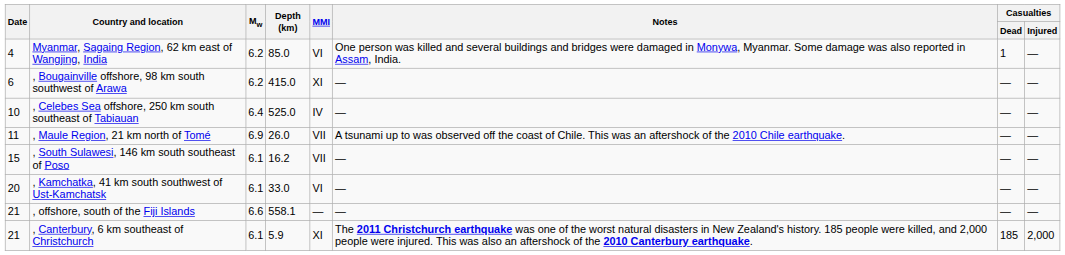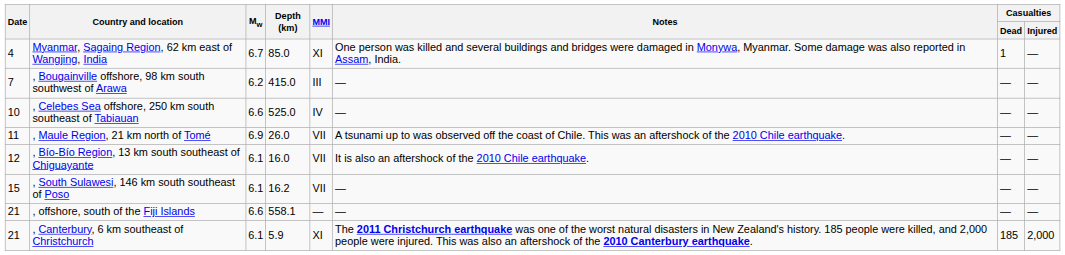(256, 53) 6.2 -> (256, 53) 6.7
(318, 53) VI -> (318, 53) XI
(11, 83) 6 -> (11, 83) 7
(318, 83) XI -> (317, 83) III
(256, 112) 6.4 -> (256, 112) 6.6
+ row: (136, 159)
- row: (127, 188)
